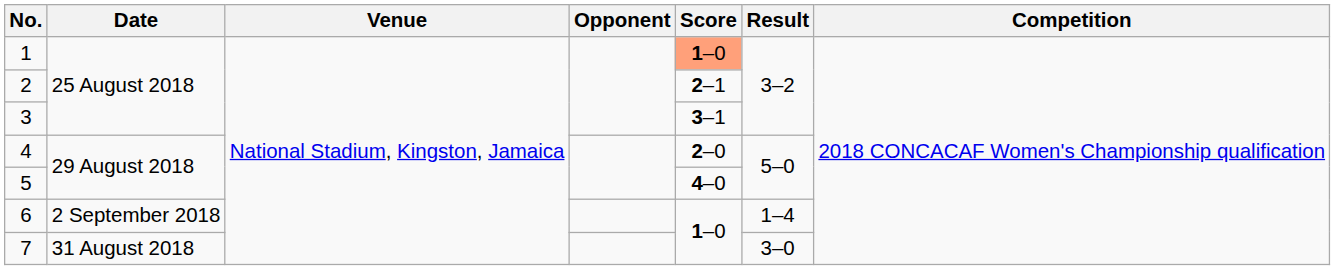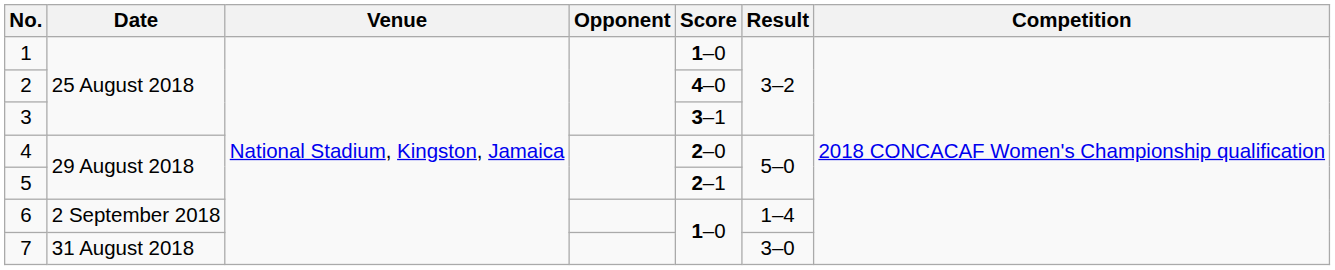(708, 53) lightsalmon background -> (708, 53) no background
(708, 85) 2–1 -> (708, 85) 4–0
(708, 183) 4–0 -> (708, 183) 2–1
